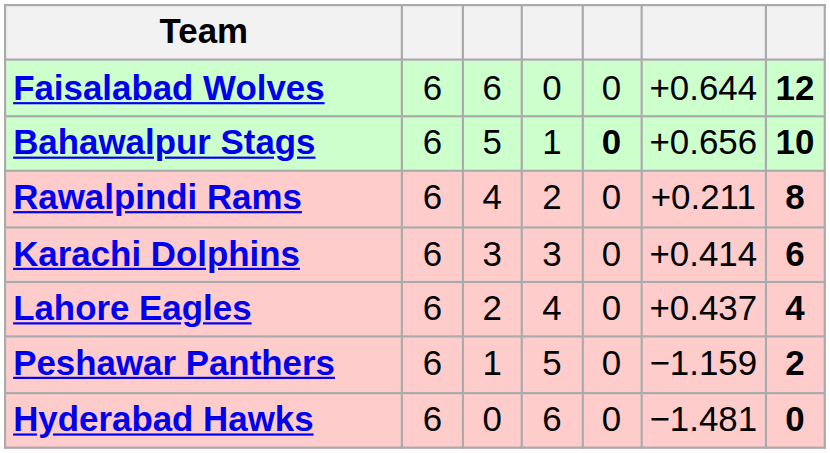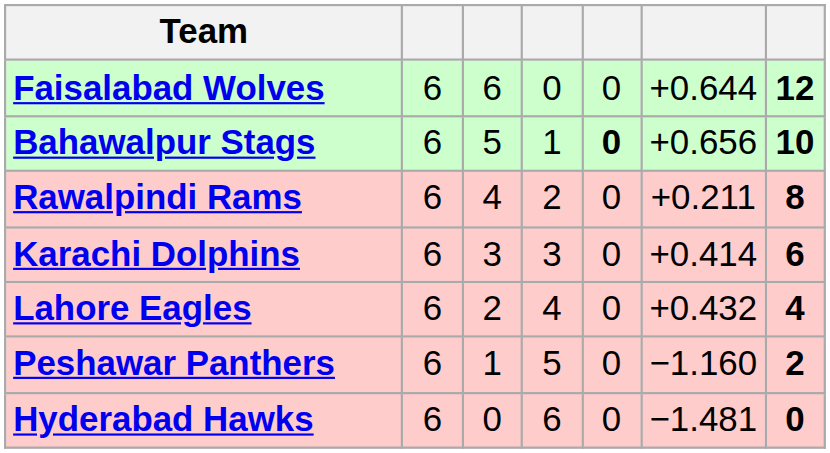(703, 308) +0.437 -> (703, 308) +0.432
(703, 364) −1.159 -> (703, 364) −1.160
